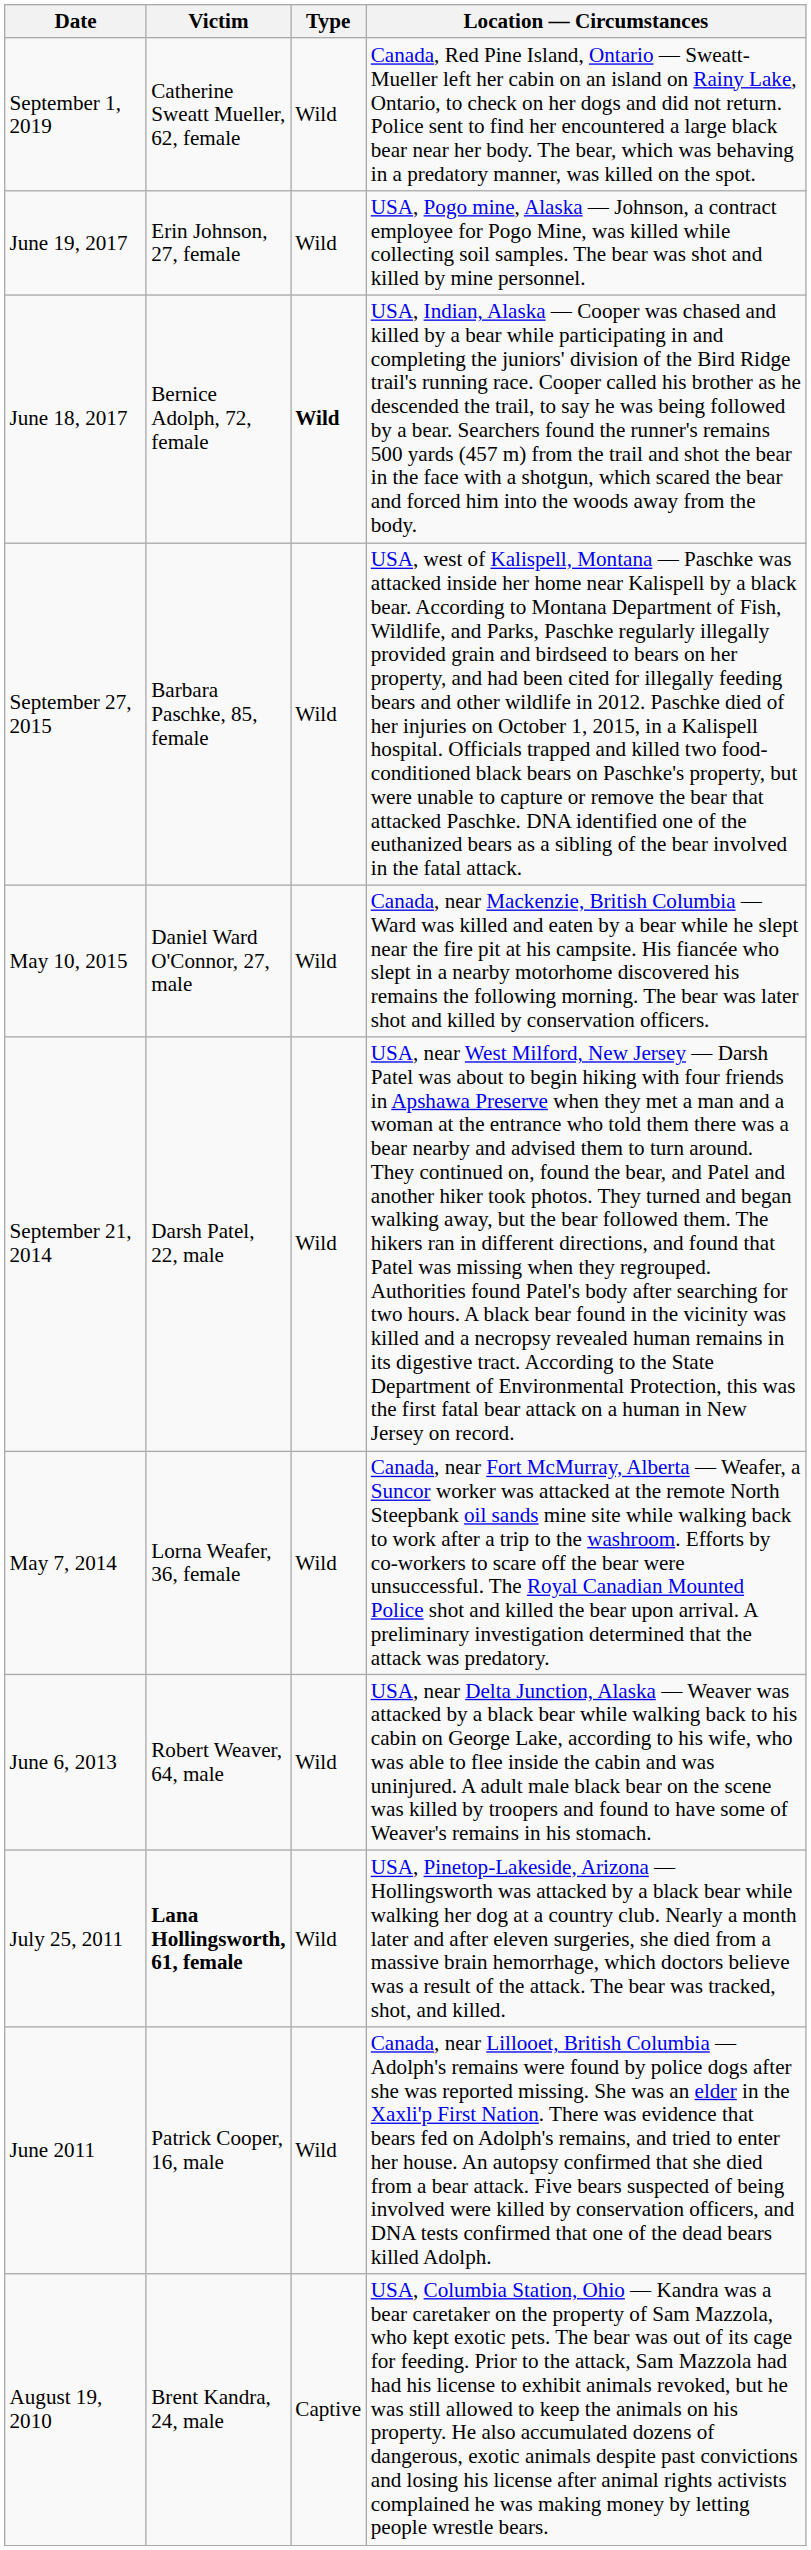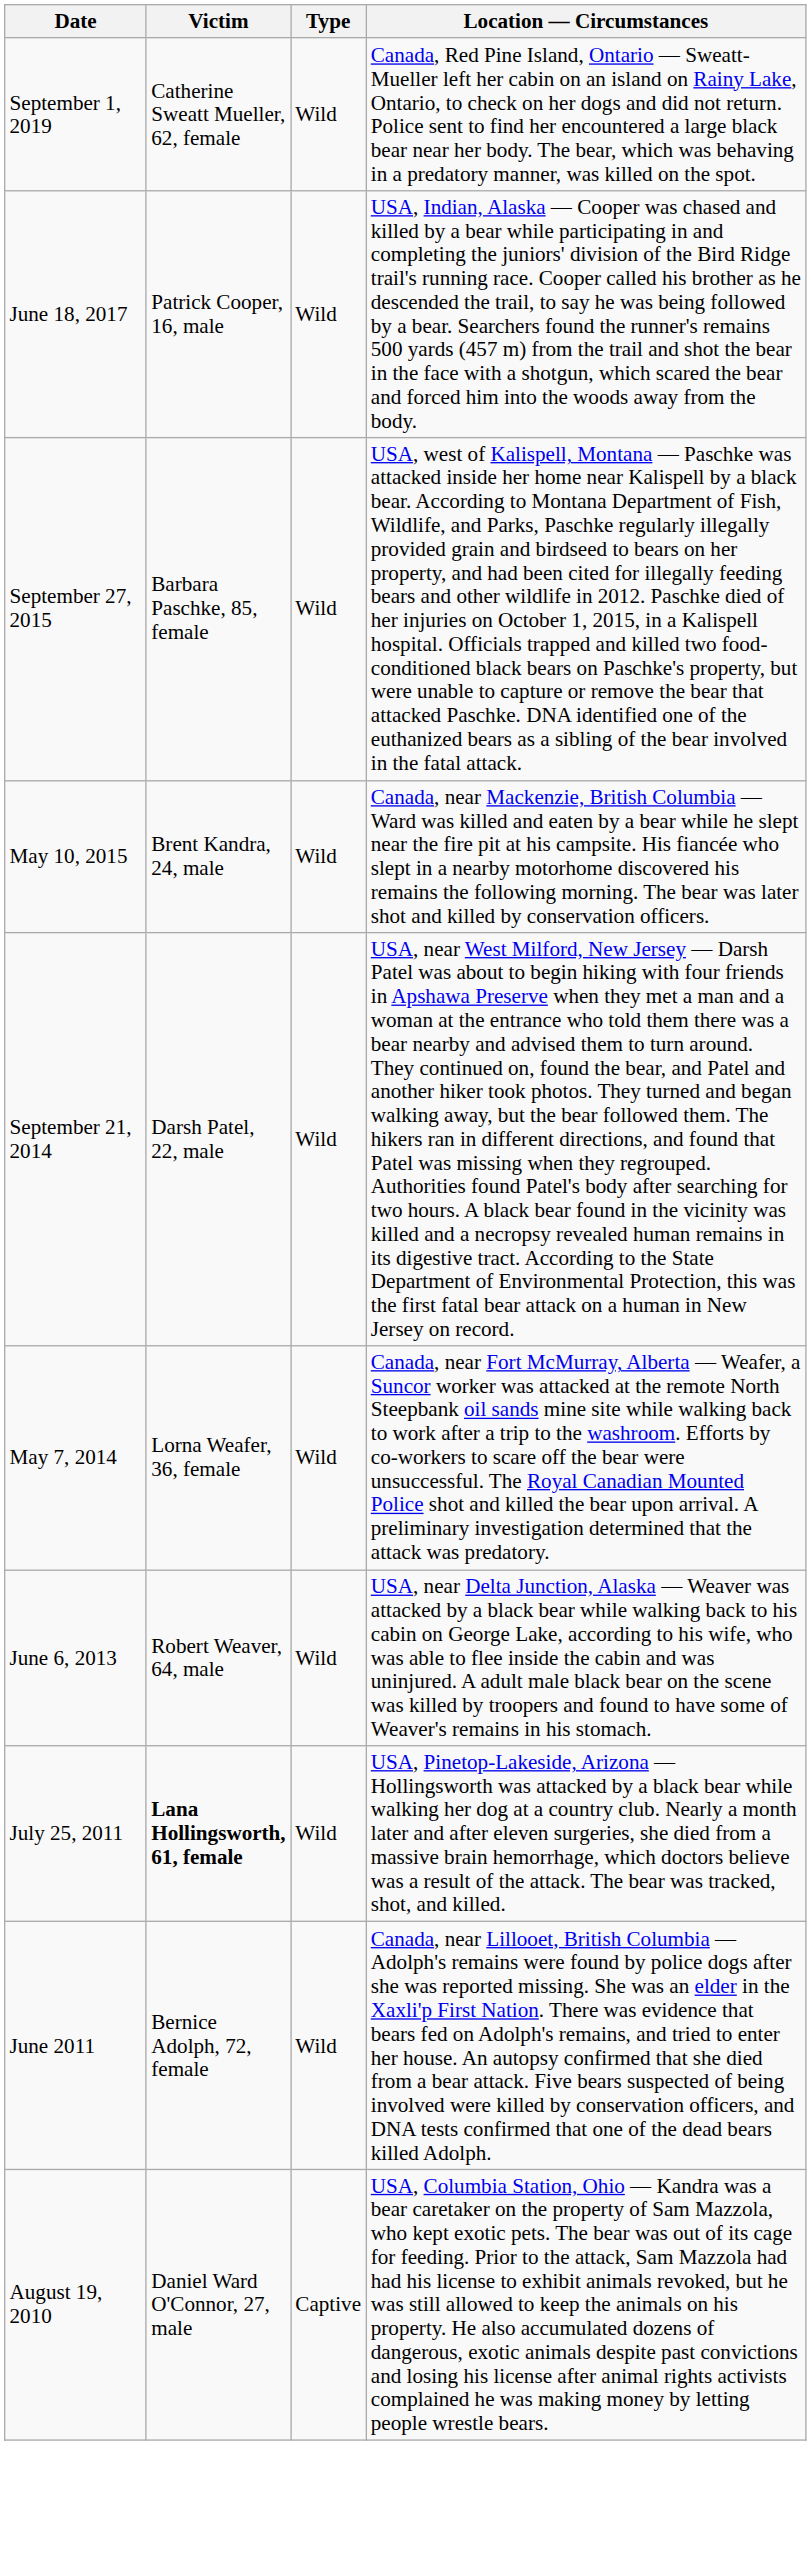- row: (68, 242)
(201, 418) Bernice Adolph, 72, female -> (217, 313) Patrick Cooper, 16, male
(317, 418) bold -> (316, 313) normal
(211, 960) Daniel Ward O'Connor, 27, male -> (211, 856) Brent Kandra, 24, male
(217, 2150) Patrick Cooper, 16, male -> (201, 2045) Bernice Adolph, 72, female
(211, 2409) Brent Kandra, 24, male -> (211, 2304) Daniel Ward O'Connor, 27, male
